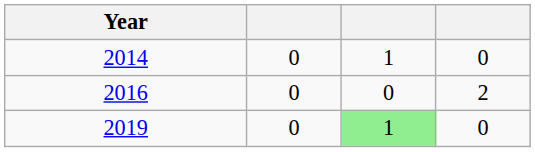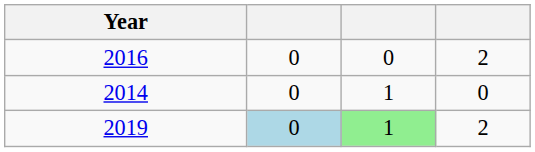rows swapped: (126, 57) <-> (126, 92)
(294, 127) no background -> (294, 127) lightblue background
(483, 127) 0 -> (483, 127) 2
